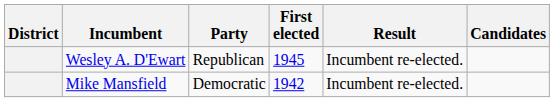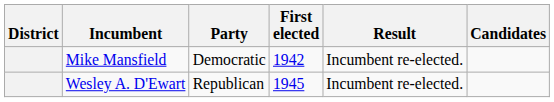rows swapped: (116, 84) <-> (126, 59)
